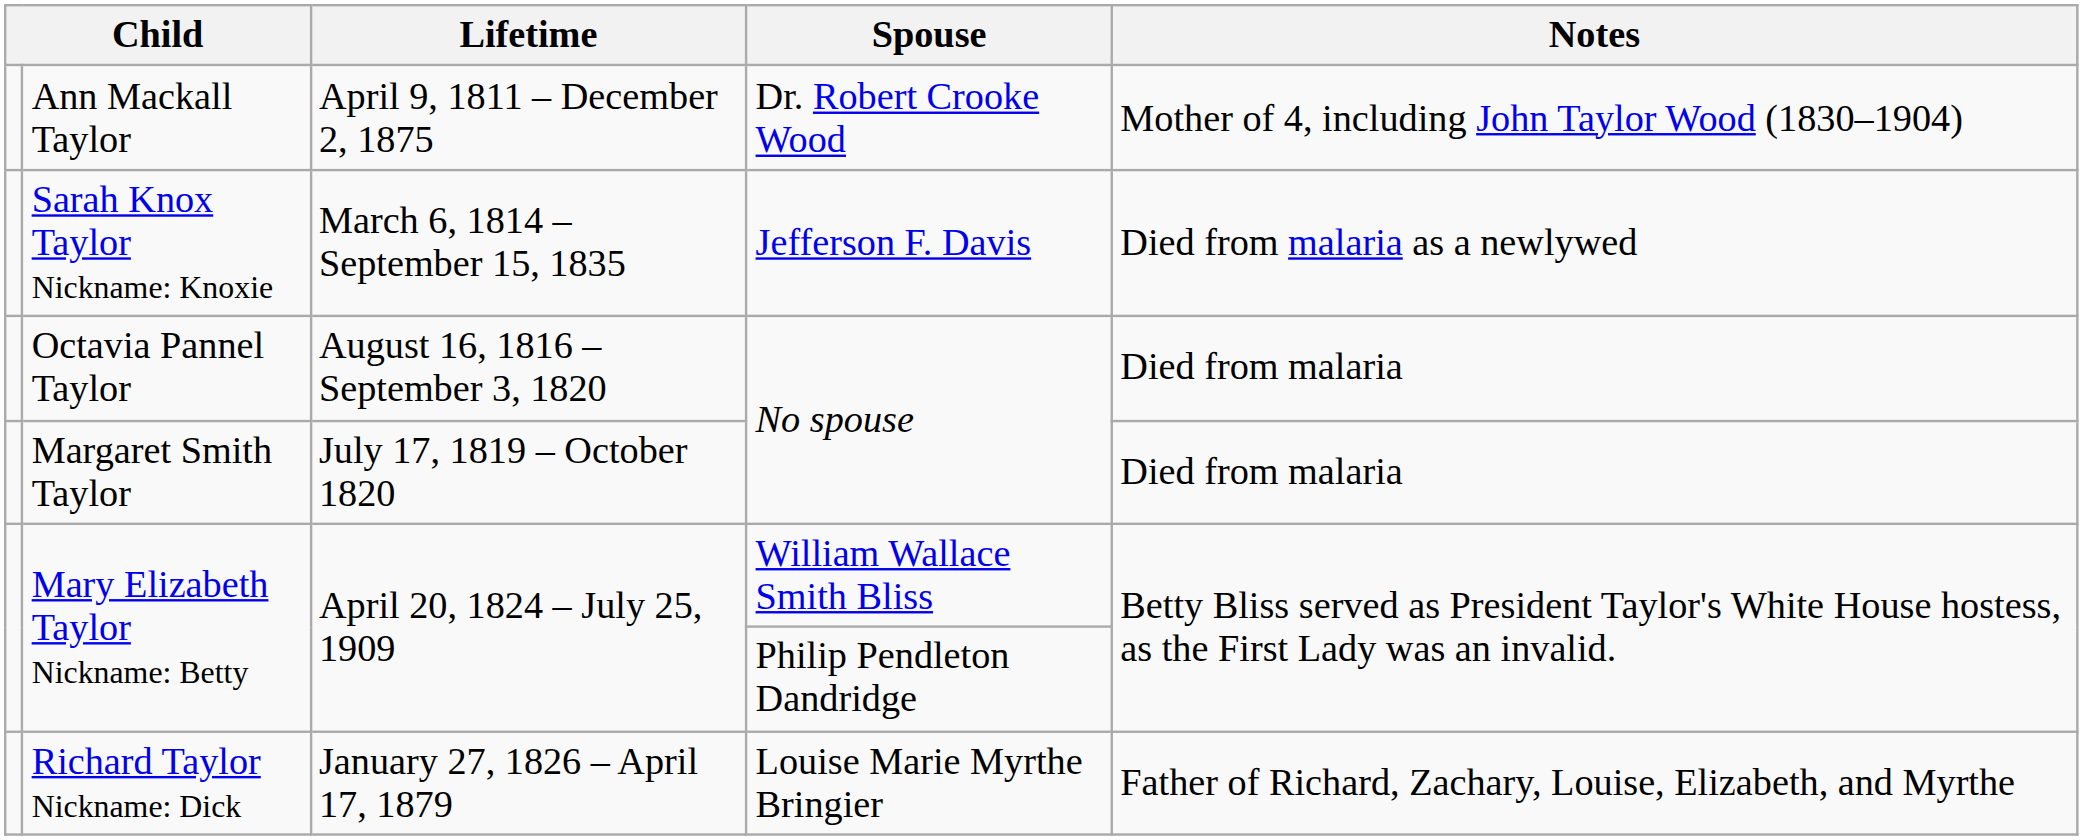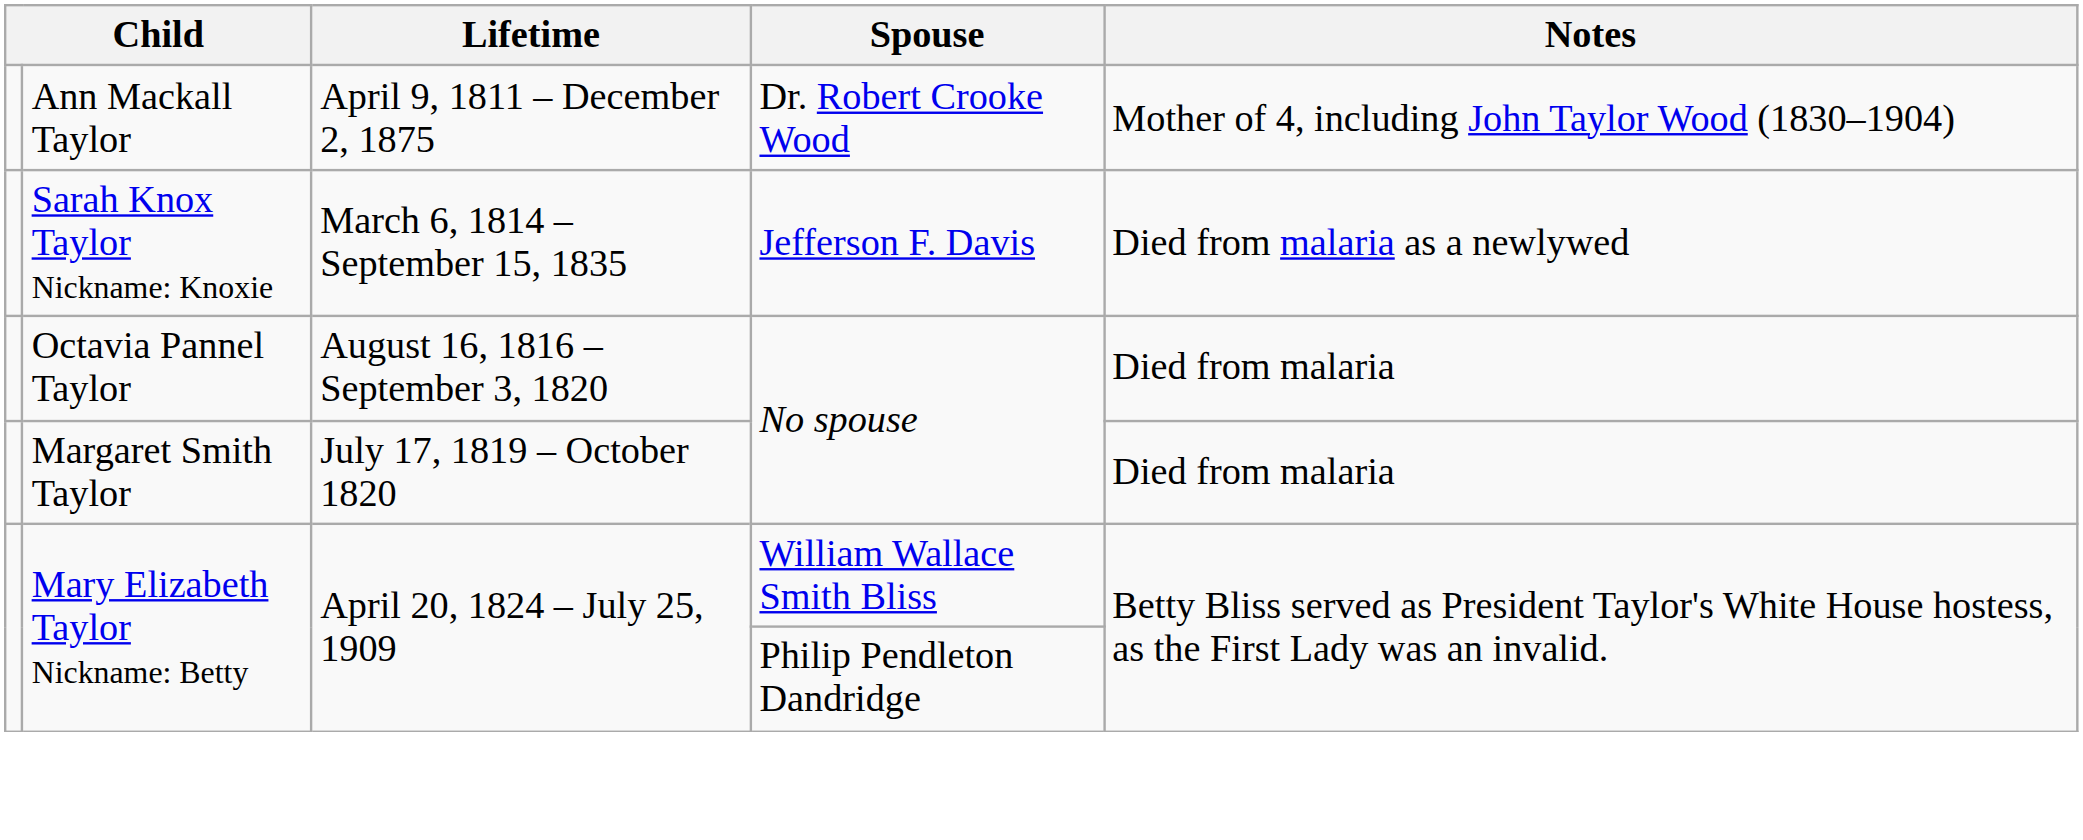- row: (146, 781)
